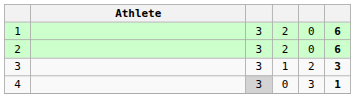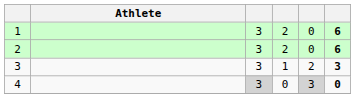(311, 85) no background -> (311, 85) lightgrey background
(337, 85) 1 -> (337, 85) 0
